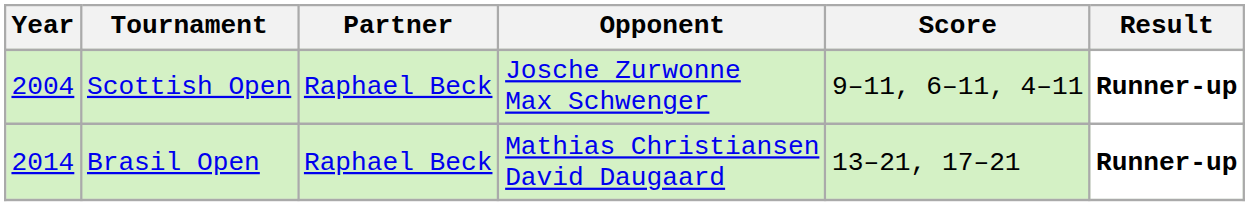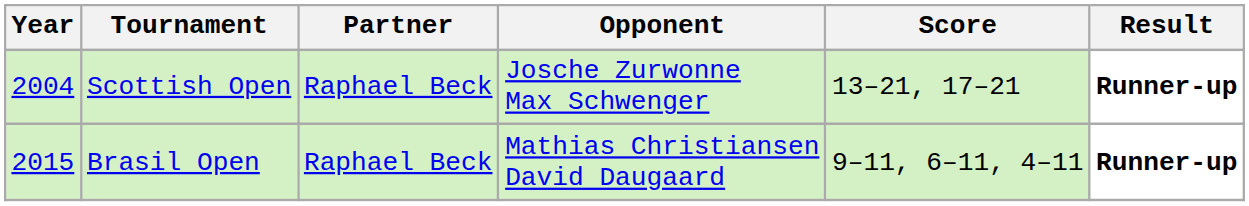(958, 87) 9–11, 6–11, 4–11 -> (926, 87) 13–21, 17–21
(43, 162) 2014 -> (43, 162) 2015
(926, 162) 13–21, 17–21 -> (958, 162) 9–11, 6–11, 4–11
